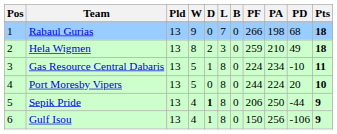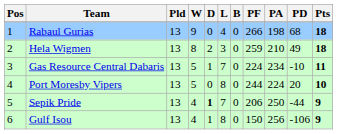(223, 31) 7 -> (223, 31) 4
(223, 66) 8 -> (223, 66) 7
(223, 102) 8 -> (223, 102) 7
